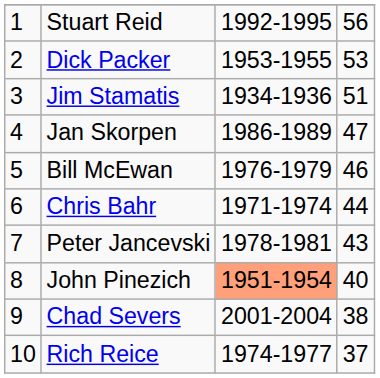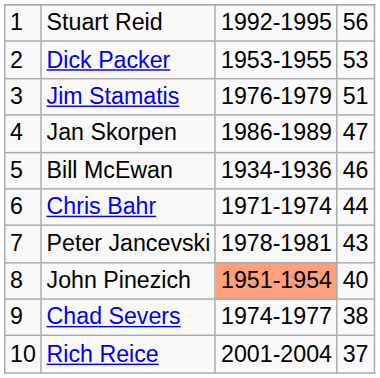(276, 96) 1934-1936 -> (276, 96) 1976-1979
(276, 170) 1976-1979 -> (276, 170) 1934-1936
(276, 317) 2001-2004 -> (276, 317) 1974-1977
(276, 354) 1974-1977 -> (276, 354) 2001-2004
